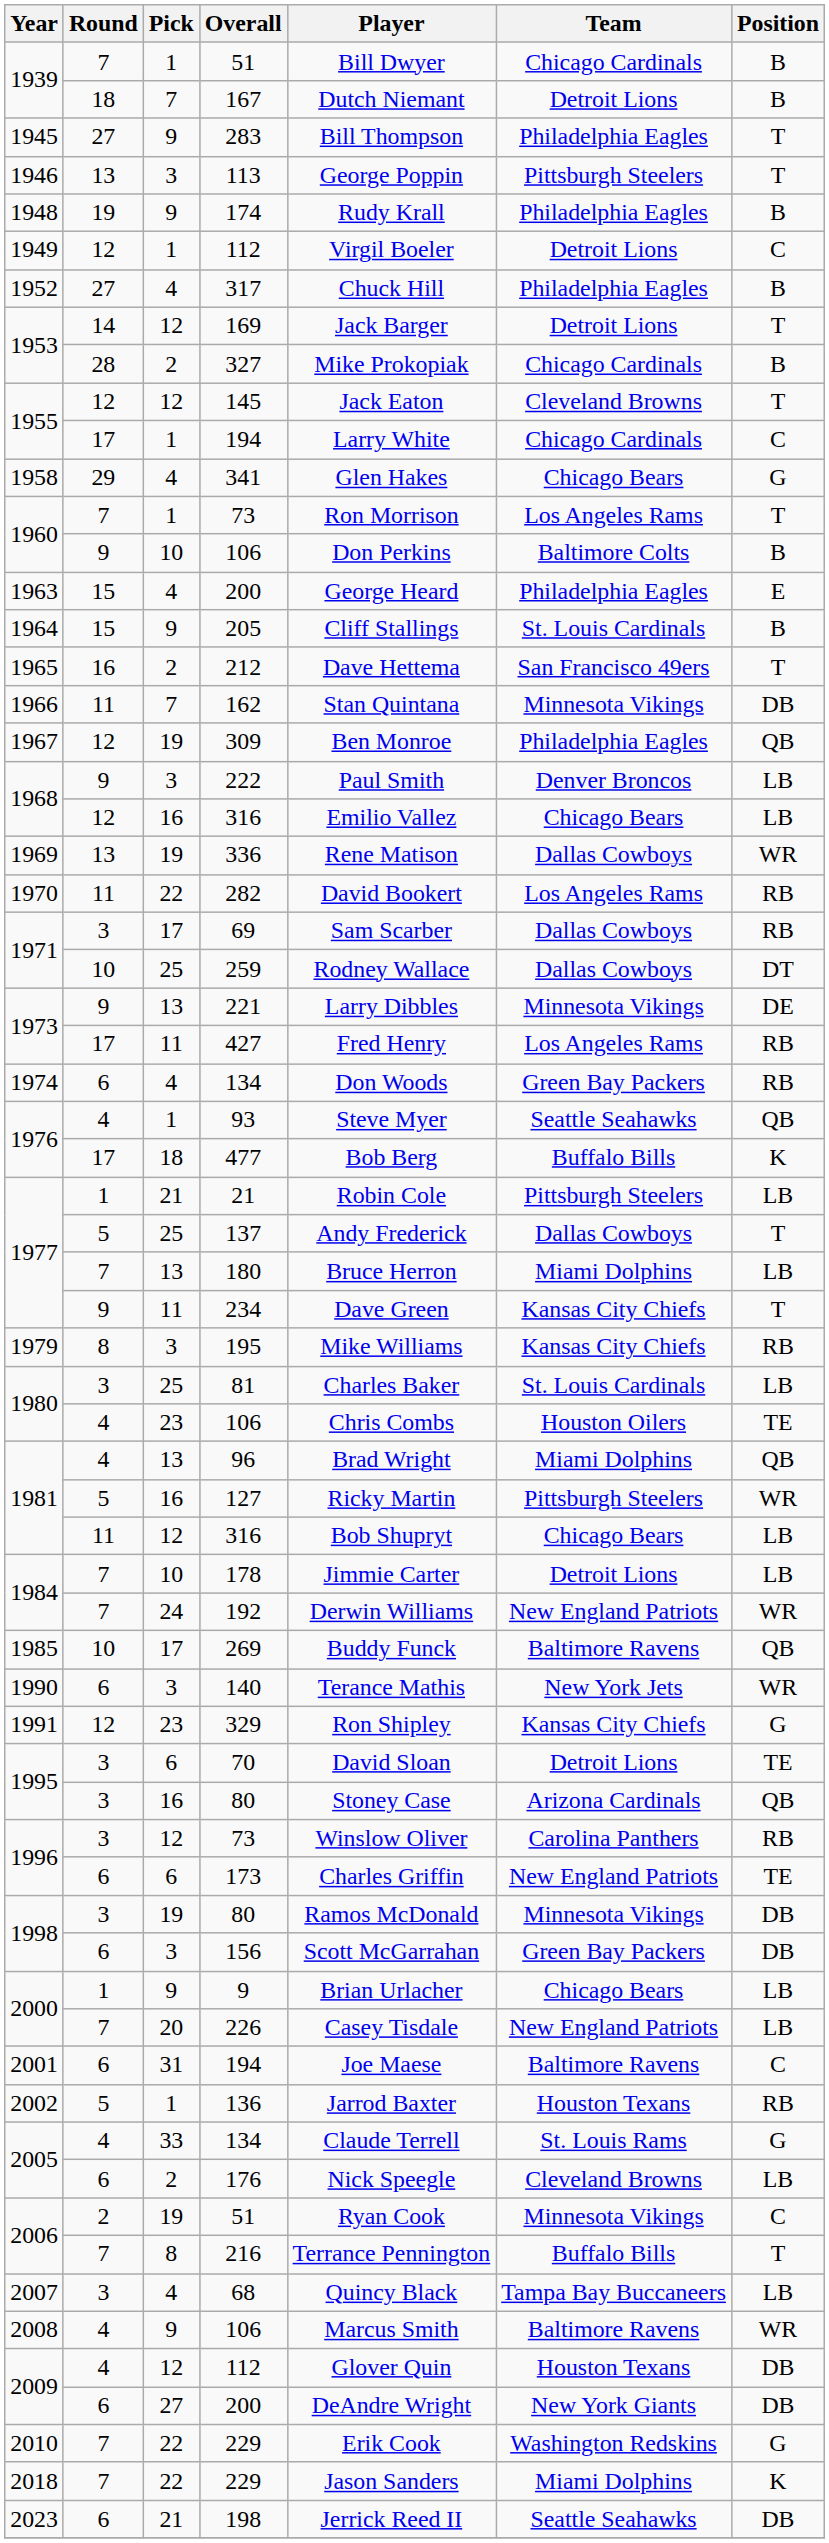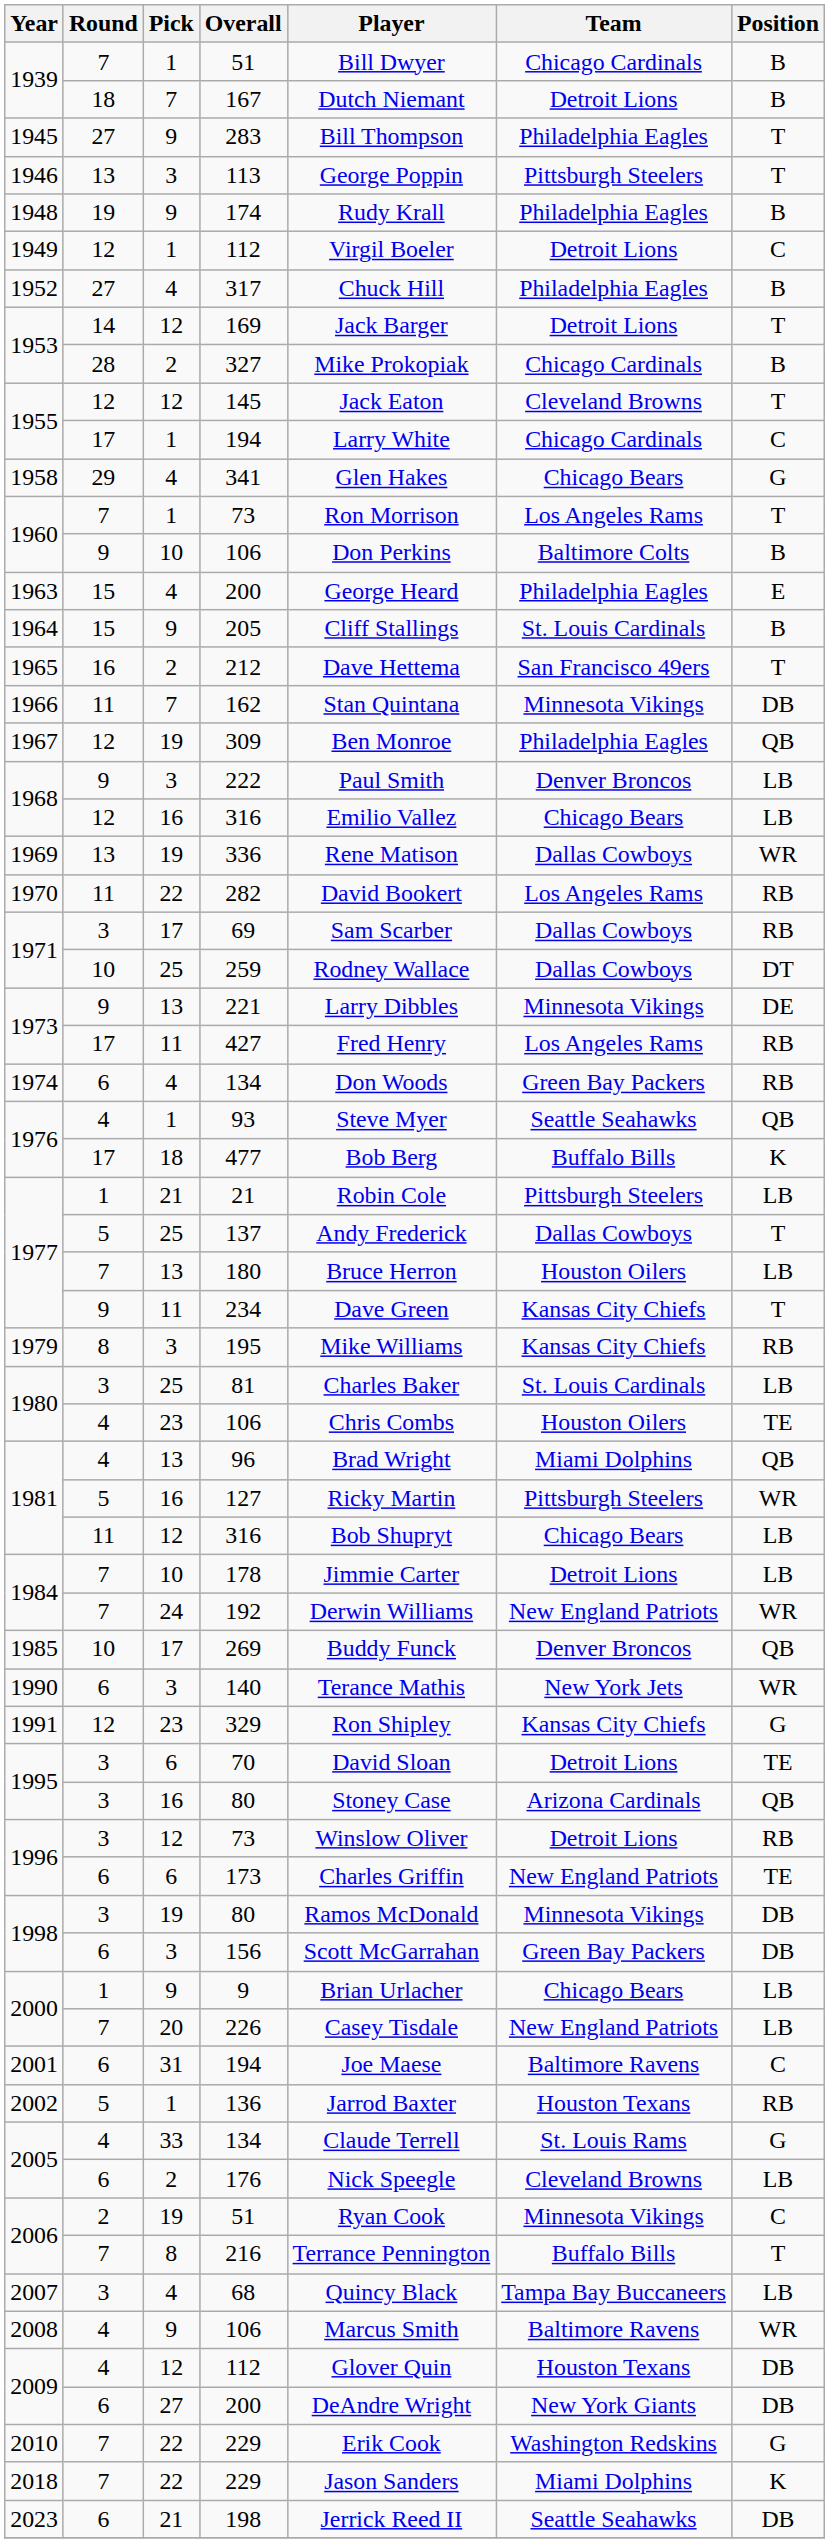(614, 1271) Miami Dolphins -> (614, 1271) Houston Oilers
(614, 1649) Baltimore Ravens -> (614, 1649) Denver Broncos
(614, 1838) Carolina Panthers -> (614, 1838) Detroit Lions
